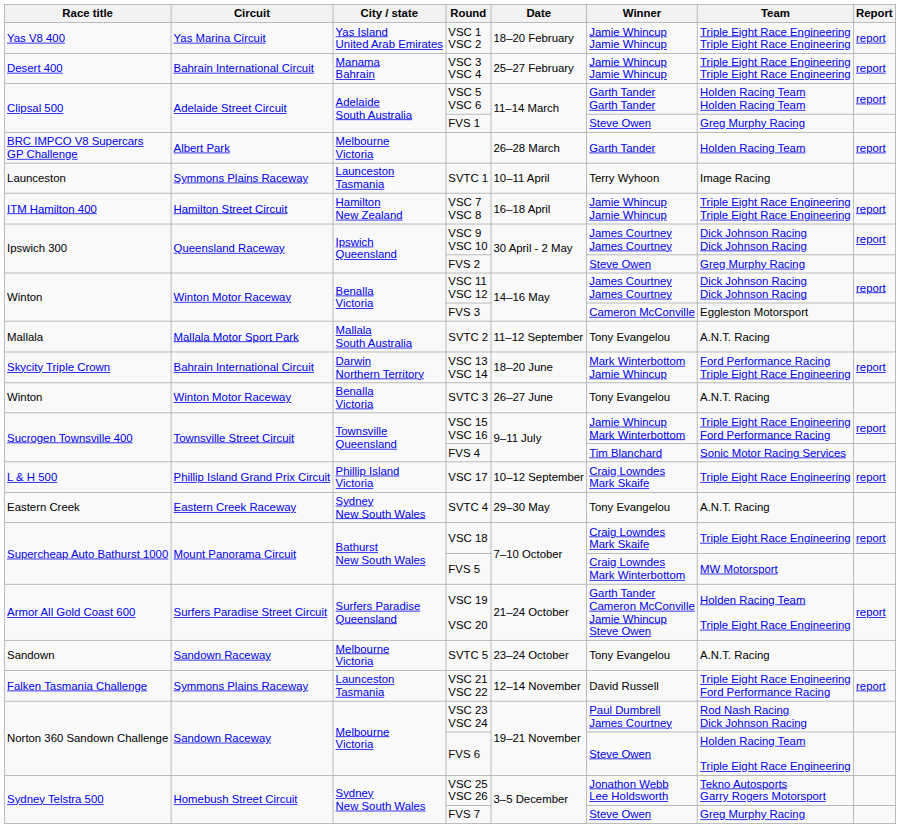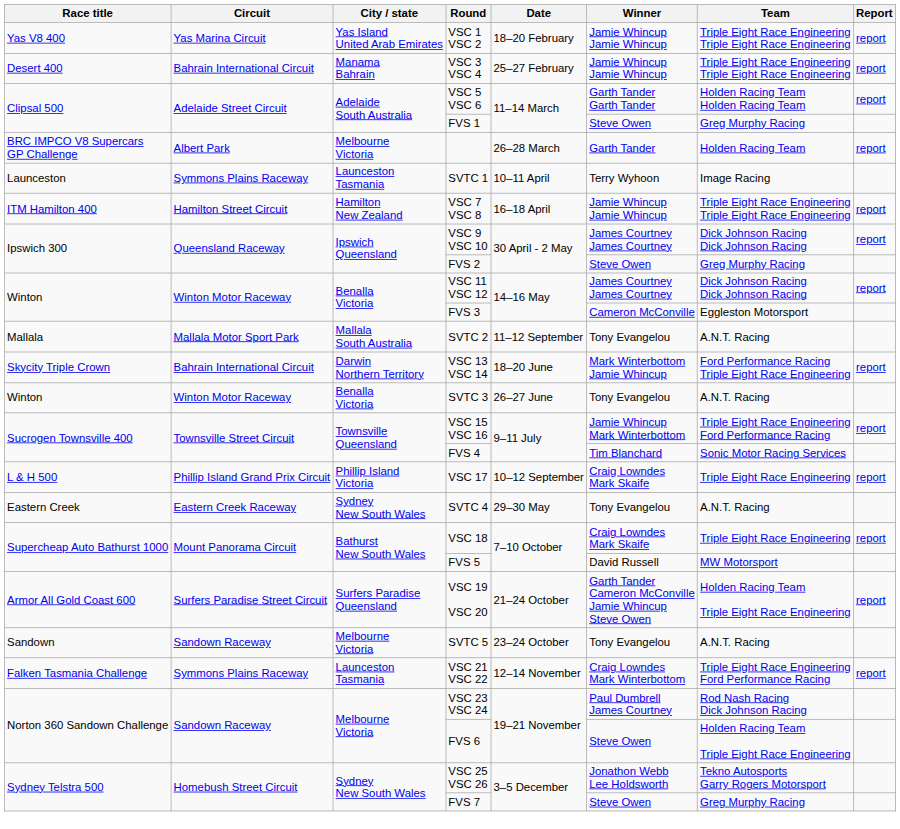(637, 569) Craig Lowndes Mark Winterbottom -> (624, 563) David Russell
(624, 686) David Russell -> (637, 674) Craig Lowndes Mark Winterbottom
